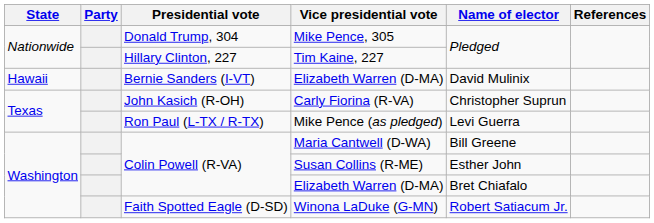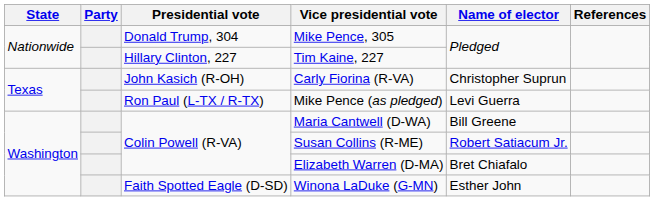- row: (189, 79)
(485, 164) Esther John -> (509, 143) Robert Satiacum Jr.
(509, 206) Robert Satiacum Jr. -> (485, 185) Esther John
